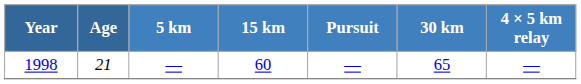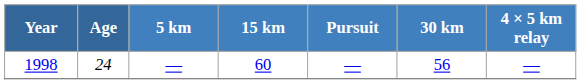(103, 65) 21 -> (103, 65) 24
(442, 65) 65 -> (442, 65) 56
